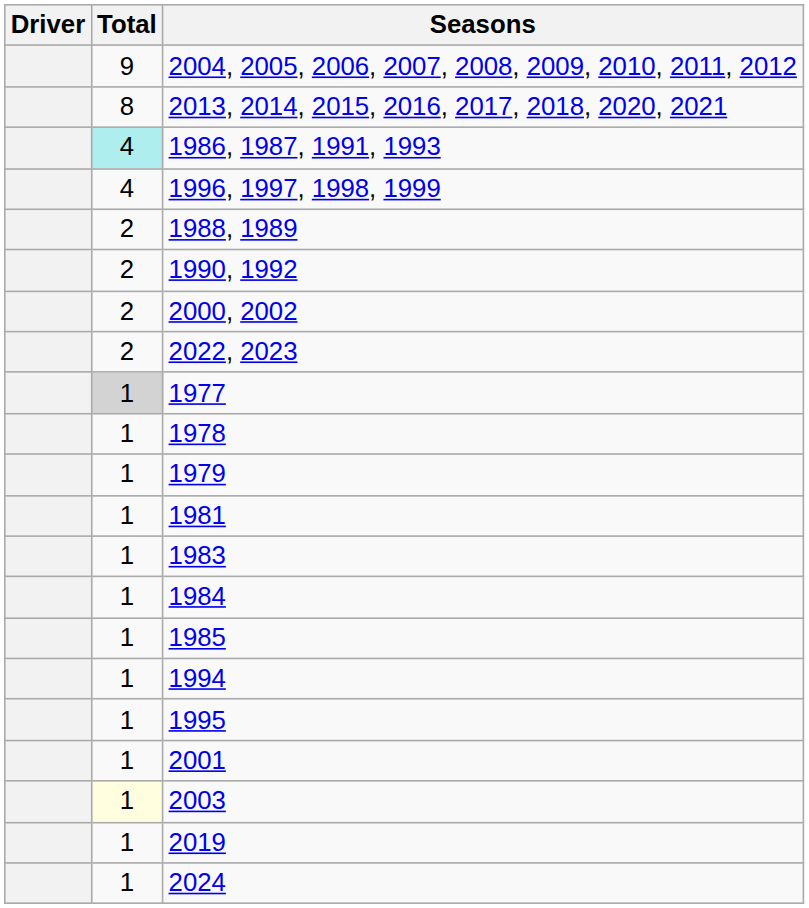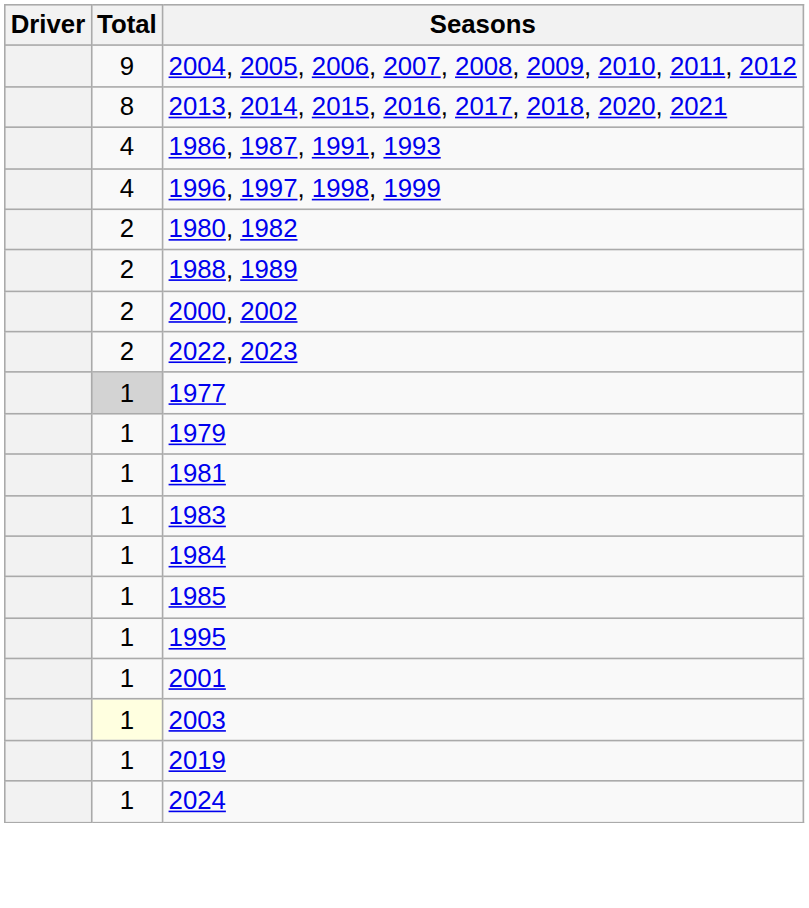(127, 147) paleturquoise background -> (127, 147) no background
+ row: (233, 229)
- row: (233, 270)
- row: (197, 433)
- row: (197, 678)
